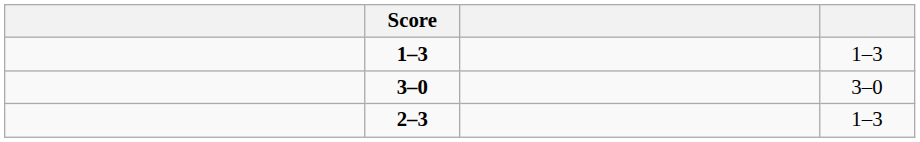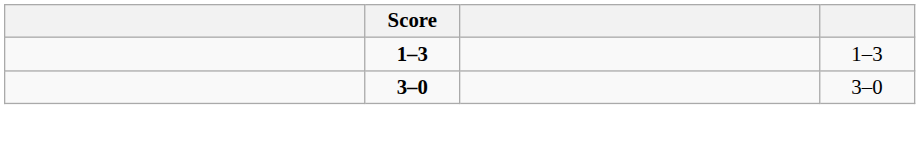- row: (412, 119)
